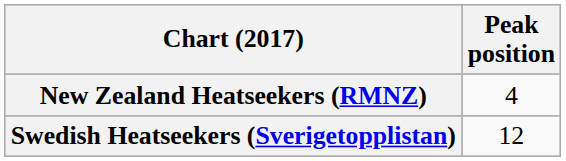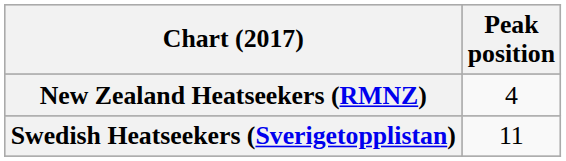(511, 135) 12 -> (511, 135) 11
